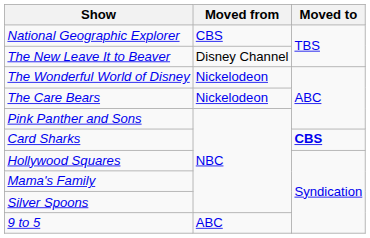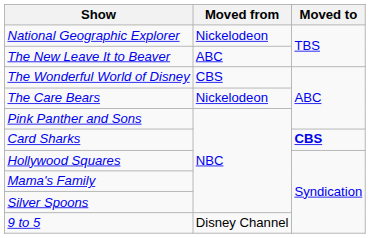(209, 35) CBS -> (232, 35) Nickelodeon
(242, 56) Disney Channel -> (209, 56) ABC
(232, 77) Nickelodeon -> (209, 77) CBS
(209, 222) ABC -> (242, 222) Disney Channel
